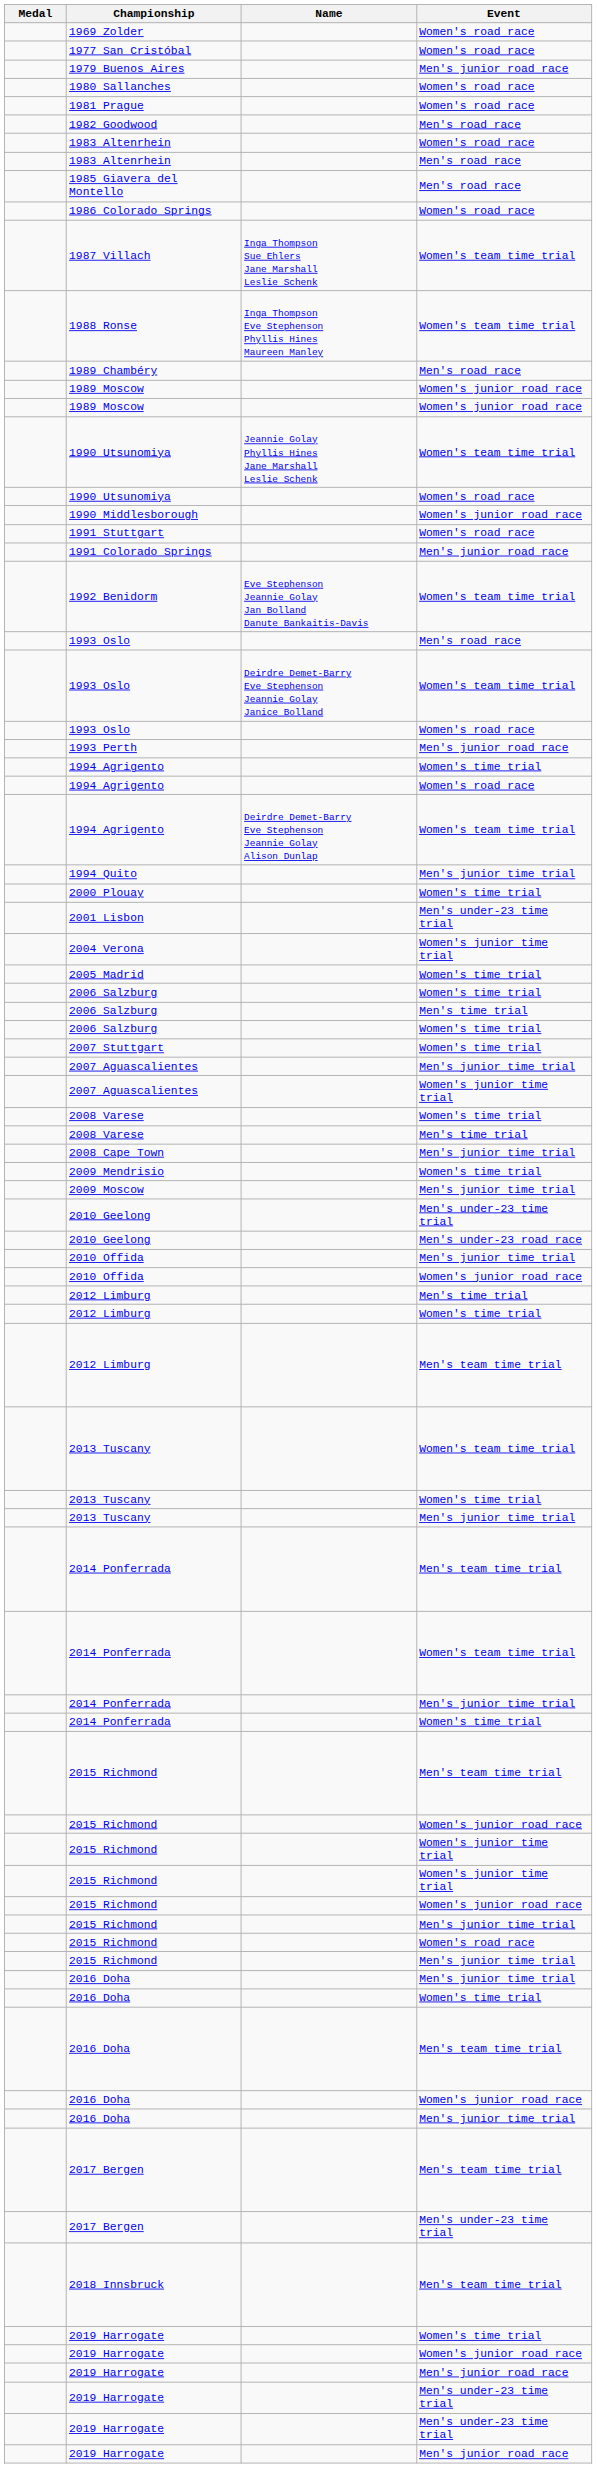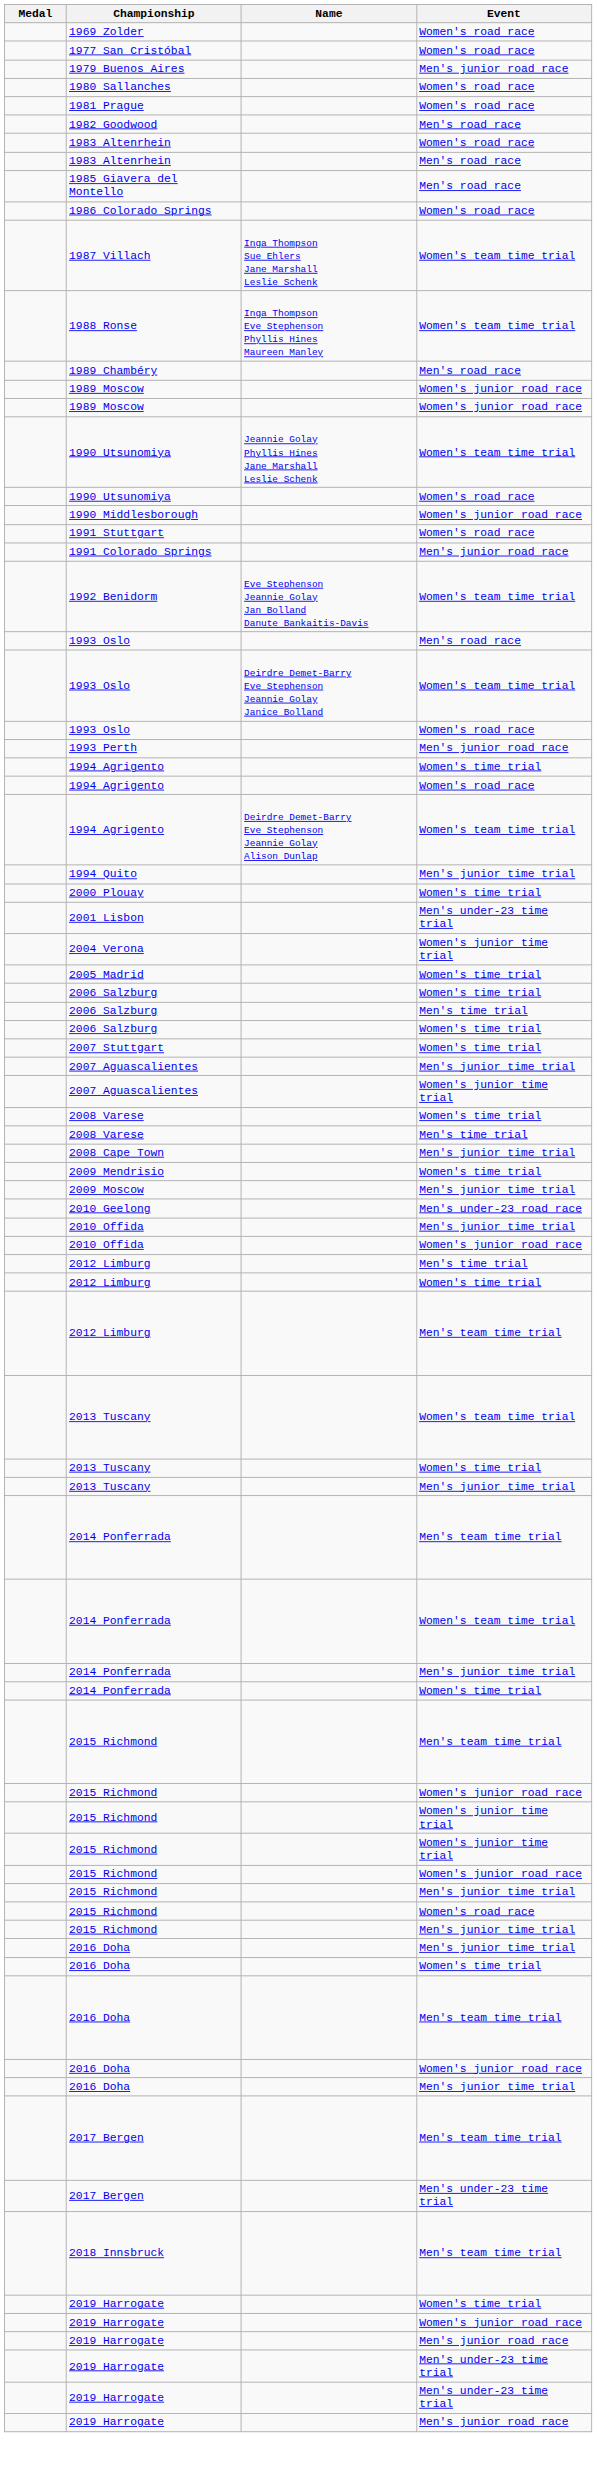- row: (110, 1215)
